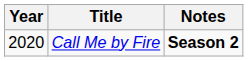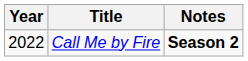(26, 42) 2020 -> (26, 42) 2022
